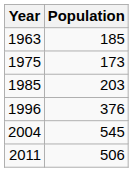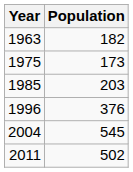(112, 39) 185 -> (112, 39) 182
(112, 155) 506 -> (112, 155) 502
